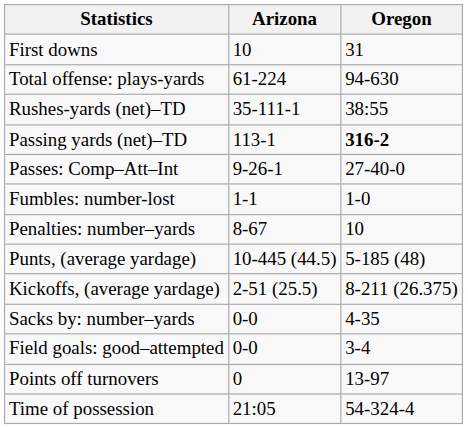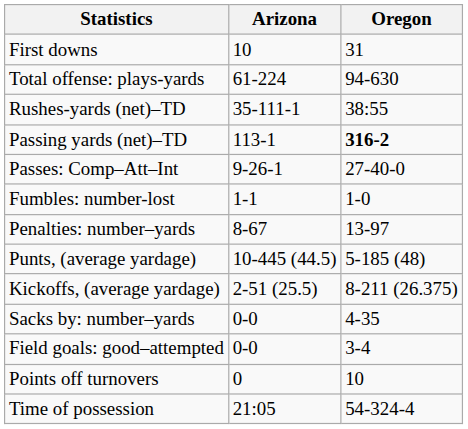(355, 229) 10 -> (367, 229) 13-97
(367, 378) 13-97 -> (355, 378) 10
